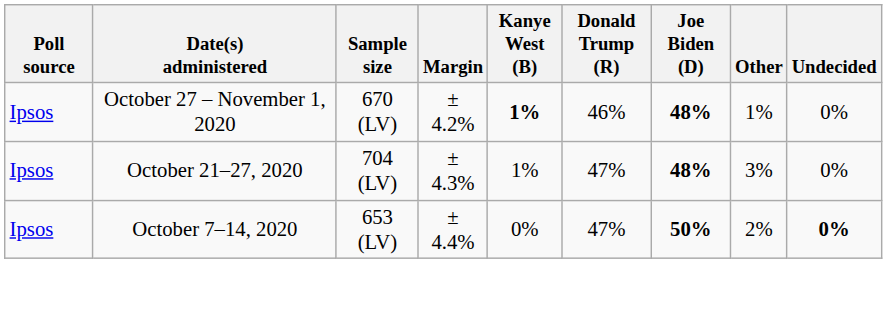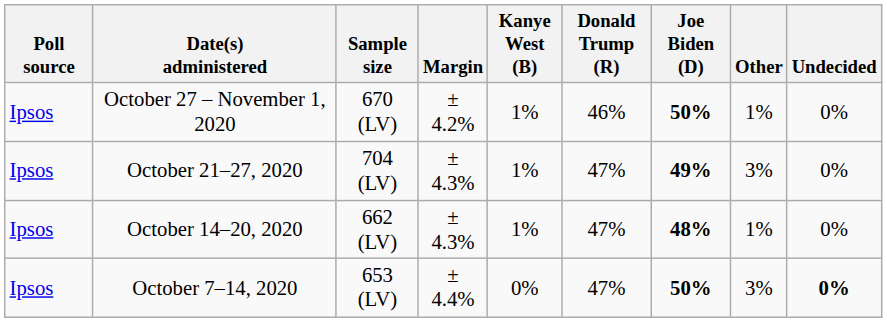(525, 112) bold -> (525, 112) normal
(691, 112) 48% -> (691, 112) 50%
(691, 170) 48% -> (691, 170) 49%
+ row: (215, 229)
(759, 229) 2% -> (759, 288) 3%
